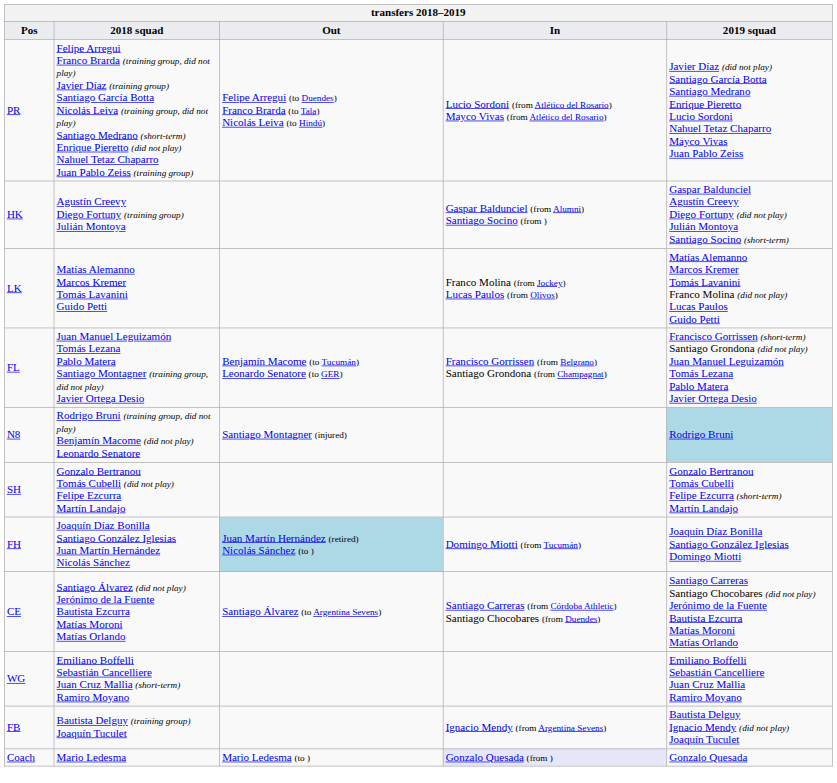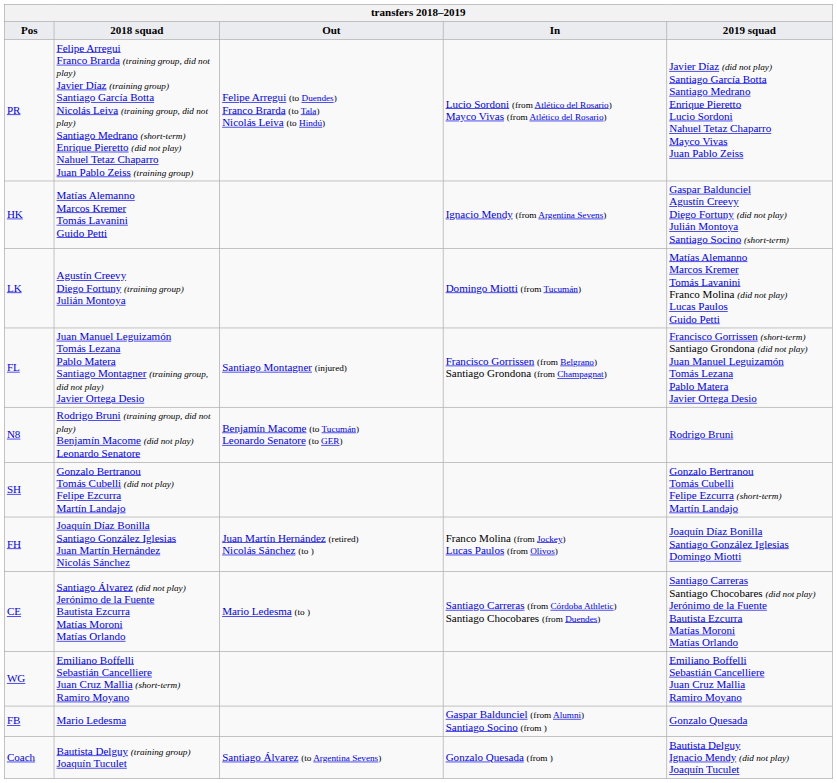(120, 214) Agustín Creevy Diego Fortuny (training group) Julián Montoya -> (96, 214) Matías Alemanno Marcos Kremer Tomás Lavanini Guido Petti
(515, 214) Gaspar Baldunciel (from Alumni) Santiago Socino (from ) -> (526, 214) Ignacio Mendy (from Argentina Sevens)
(96, 288) Matías Alemanno Marcos Kremer Tomás Lavanini Guido Petti -> (120, 288) Agustín Creevy Diego Fortuny (training group) Julián Montoya
(506, 288) Franco Molina (from Jockey) Lucas Paulos (from Olivos) -> (513, 288) Domingo Miotti (from Tucumán)
(291, 367) Benjamín Macome (to Tucumán) Leonardo Senatore (to GER) -> (285, 367) Santiago Montagner (injured)
(285, 435) Santiago Montagner (injured) -> (291, 435) Benjamín Macome (to Tucumán) Leonardo Senatore (to GER)
(701, 435) lightblue background -> (701, 435) no background
(290, 544) lightblue background -> (290, 544) no background
(513, 544) Domingo Miotti (from Tucumán) -> (506, 544) Franco Molina (from Jockey) Lucas Paulos (from Olivos)
(302, 611) Santiago Álvarez (to Argentina Sevens) -> (266, 611) Mario Ledesma (to )
(124, 727) Bautista Delguy (training group) Joaquín Tuculet -> (91, 721) Mario Ledesma
(526, 727) Ignacio Mendy (from Argentina Sevens) -> (515, 721) Gaspar Baldunciel (from Alumni) Santiago Socino (from )
(729, 727) Bautista Delguy Ignacio Mendy (did not play) Joaquín Tuculet -> (708, 721) Gonzalo Quesada
(91, 757) Mario Ledesma -> (124, 757) Bautista Delguy (training group) Joaquín Tuculet
(266, 757) Mario Ledesma (to ) -> (302, 757) Santiago Álvarez (to Argentina Sevens)
(499, 757) lavender background -> (499, 757) no background
(708, 757) Gonzalo Quesada -> (729, 757) Bautista Delguy Ignacio Mendy (did not play) Joaquín Tuculet
